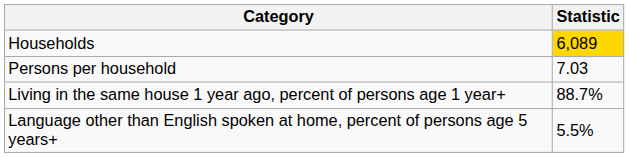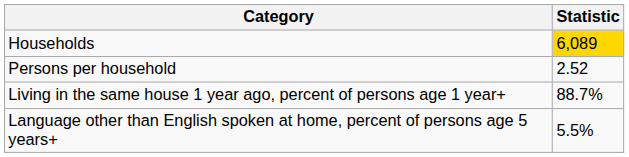(572, 69) 7.03 -> (572, 69) 2.52
